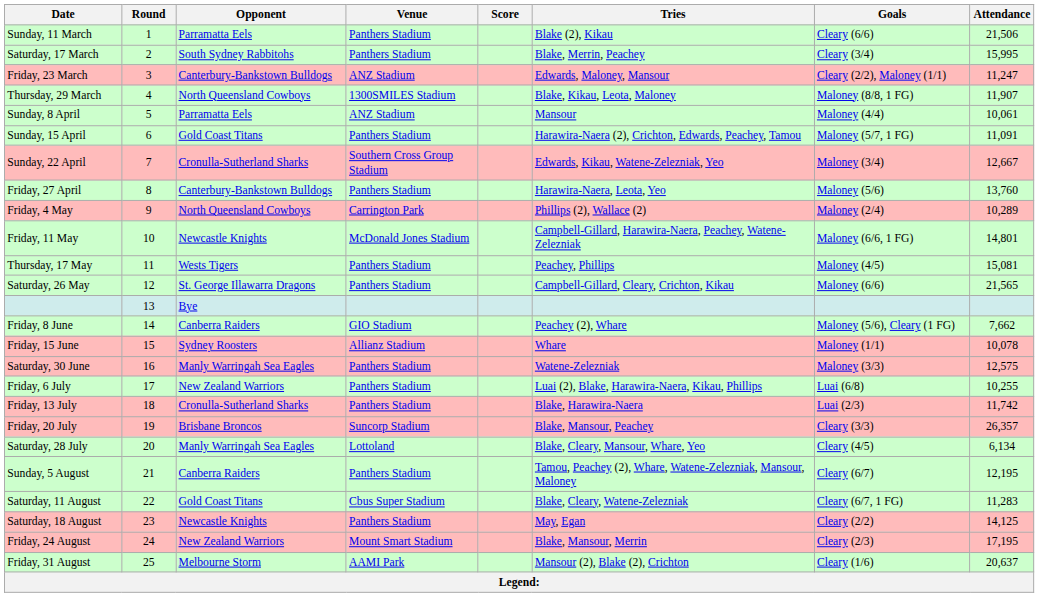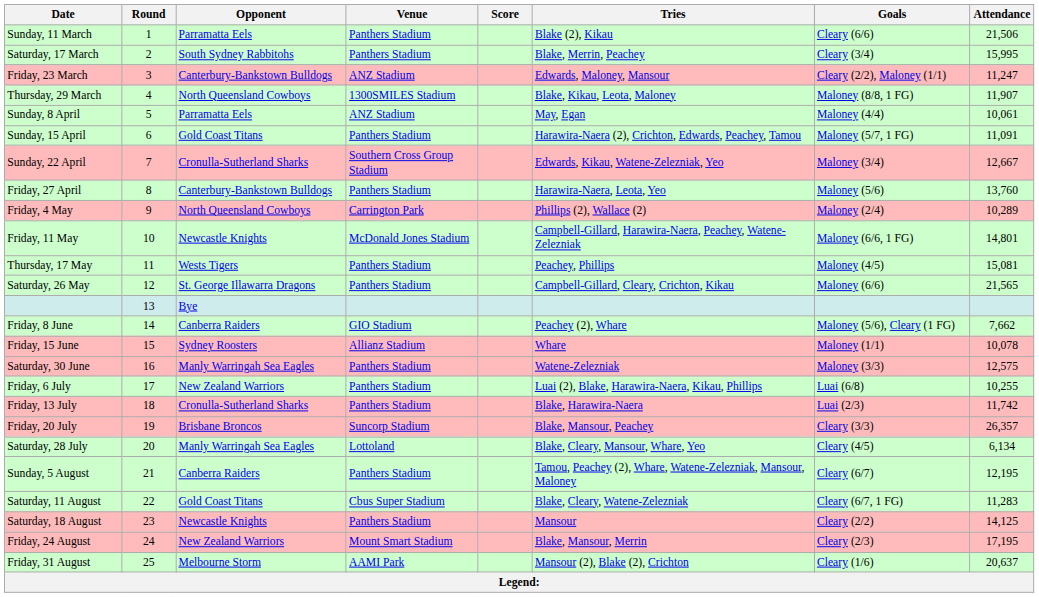(556, 115) Mansour -> (560, 115) May, Egan
(560, 521) May, Egan -> (556, 521) Mansour
